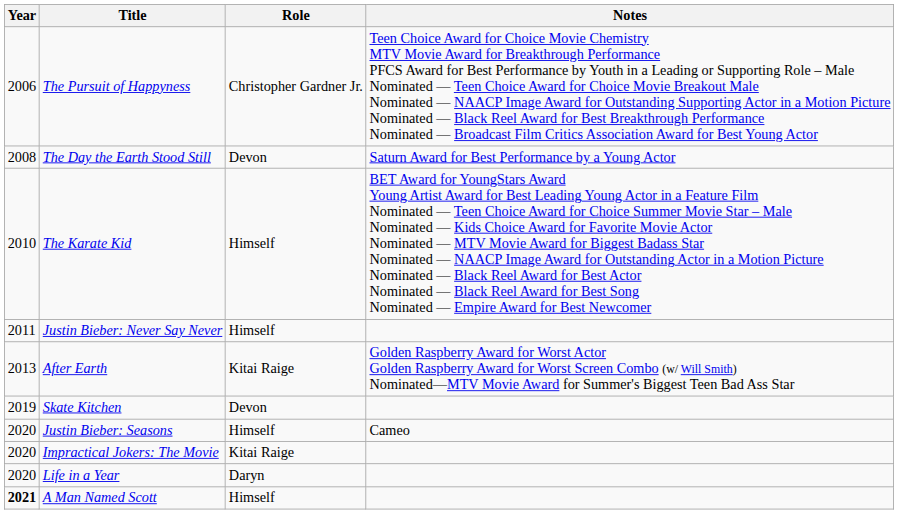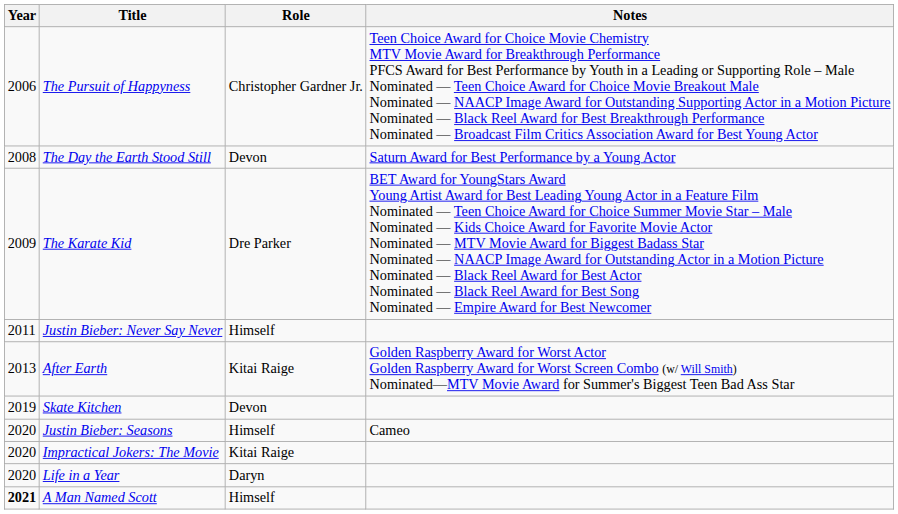(22, 243) 2010 -> (22, 243) 2009
(252, 243) Himself -> (260, 243) Dre Parker
